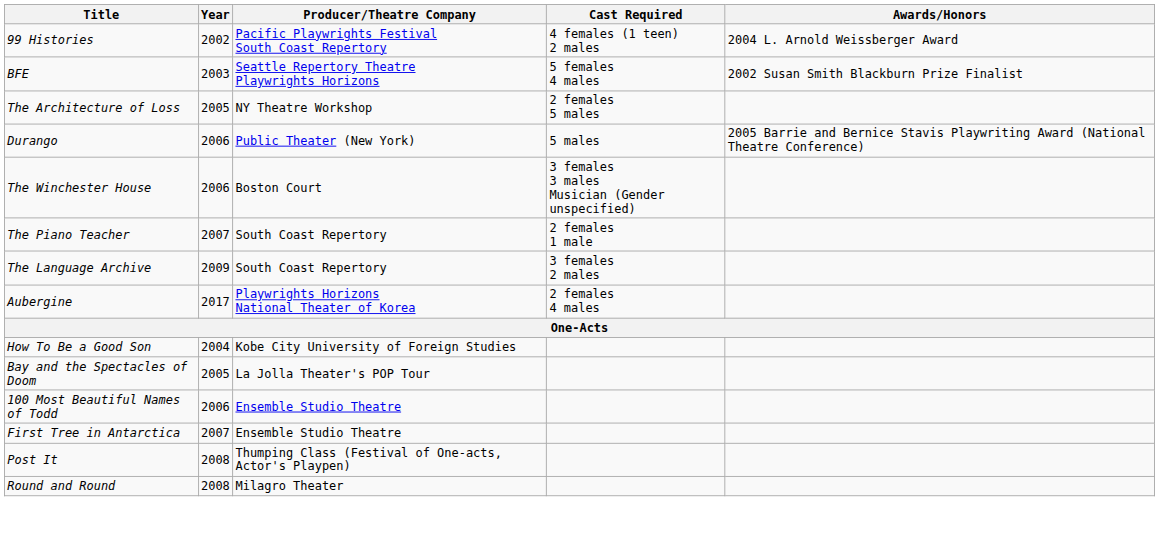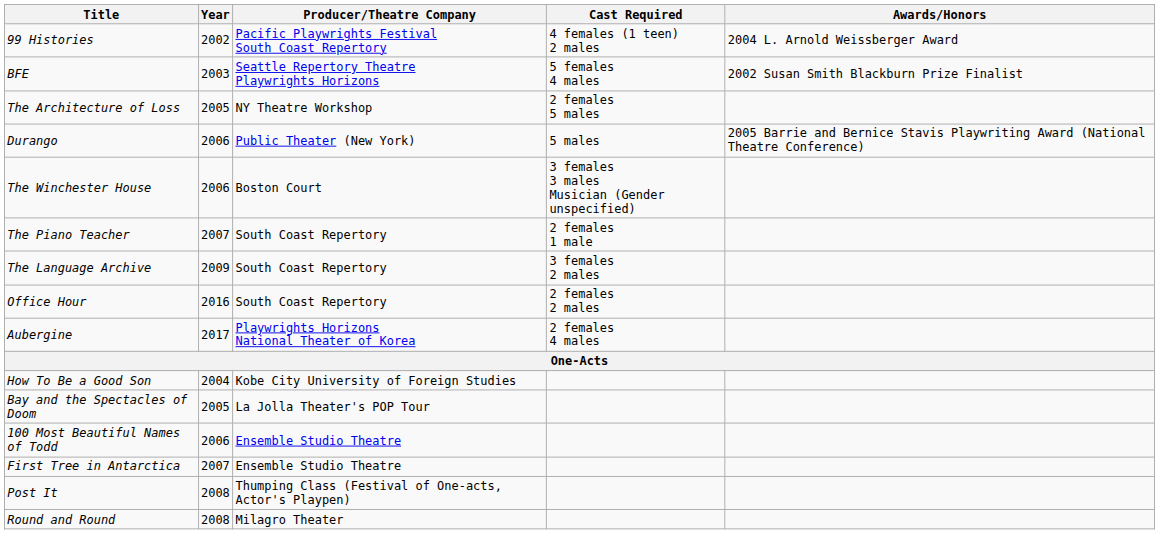+ row: (47, 301)
